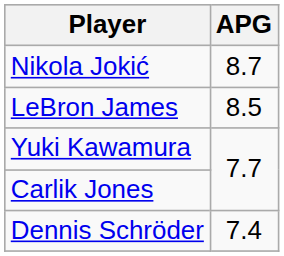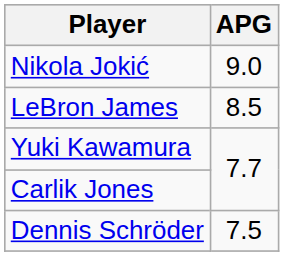(244, 66) 8.7 -> (244, 66) 9.0
(244, 230) 7.4 -> (244, 230) 7.5
